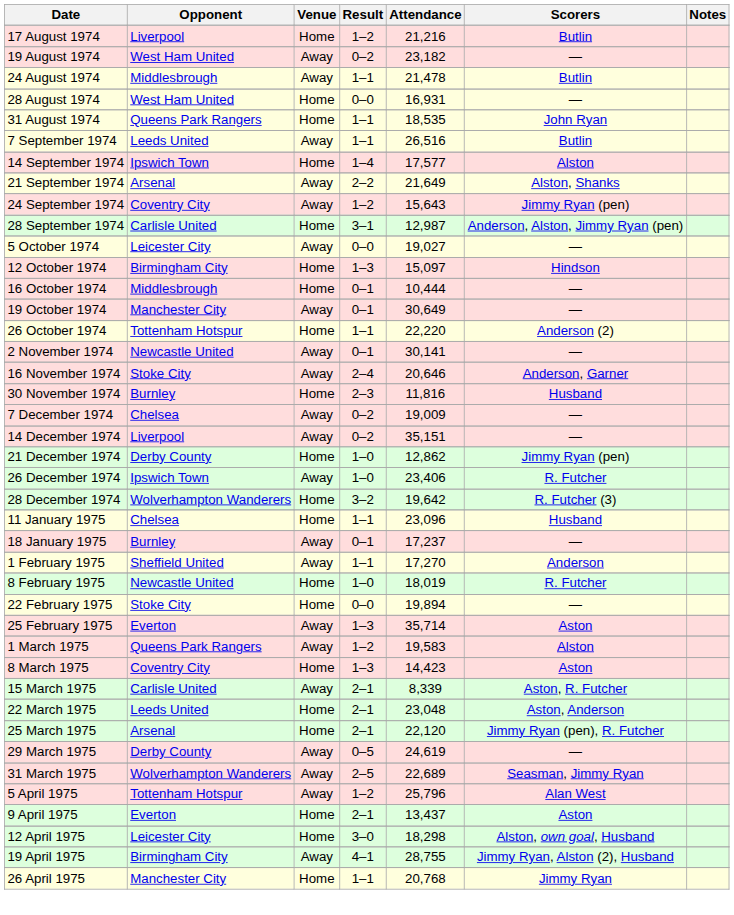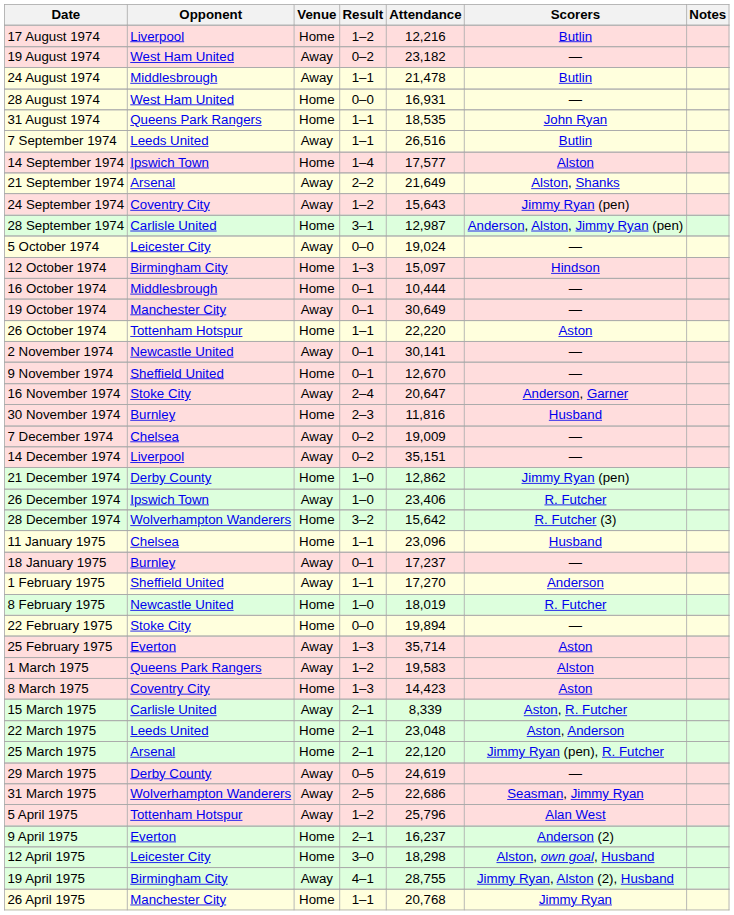(425, 36) 21,216 -> (425, 36) 12,216
(425, 246) 19,027 -> (425, 246) 19,024
(575, 330) Anderson (2) -> (575, 330) Aston
+ row: (60, 373)
(425, 373) 20,646 -> (425, 394) 20,647
(425, 499) 19,642 -> (425, 520) 15,642
(425, 773) 22,689 -> (425, 794) 22,686
(425, 815) 13,437 -> (425, 836) 16,237
(575, 815) Aston -> (575, 836) Anderson (2)
